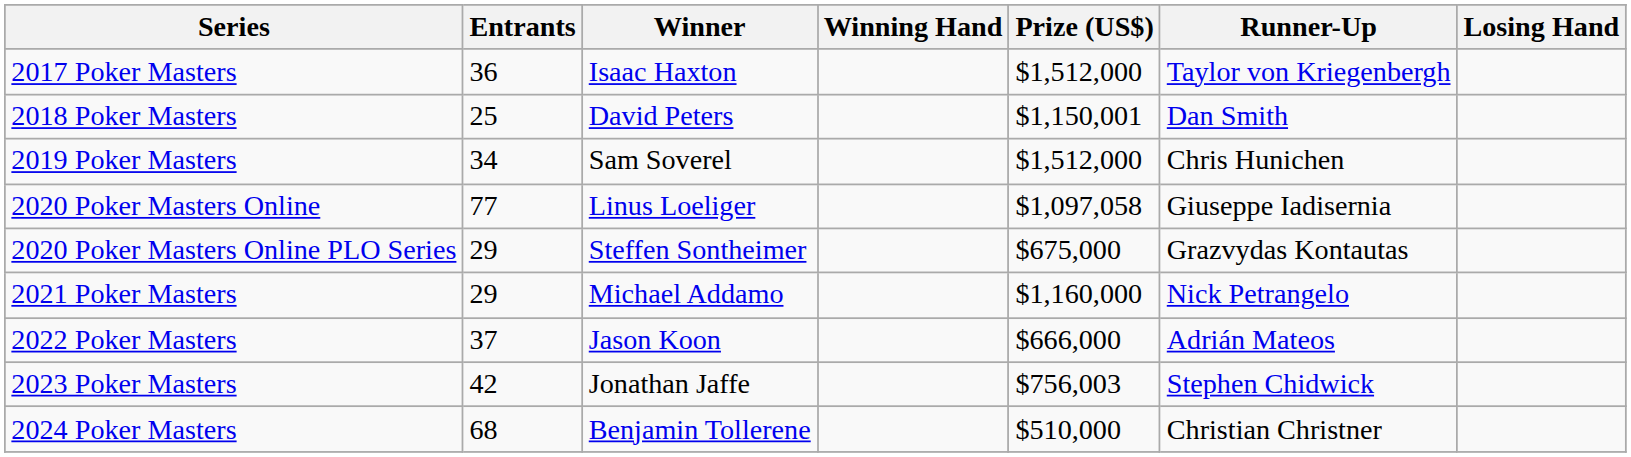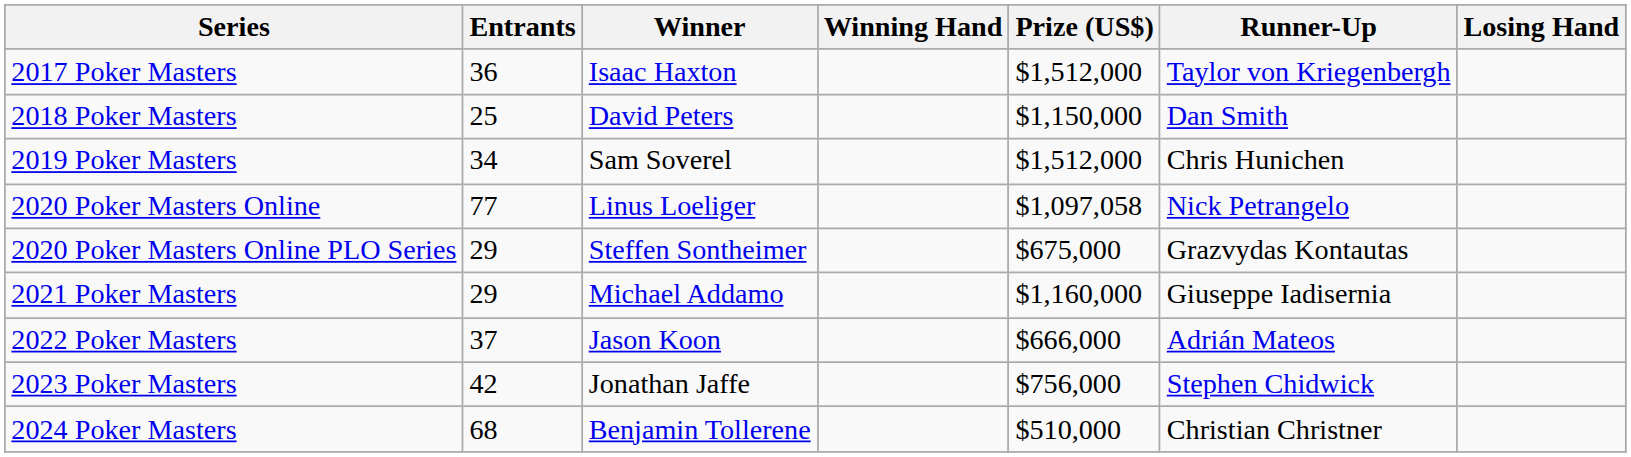(1079, 116) $1,150,001 -> (1079, 116) $1,150,000
(1279, 205) Giuseppe Iadisernia -> (1258, 205) Nick Petrangelo
(1258, 294) Nick Petrangelo -> (1279, 294) Giuseppe Iadisernia
(1068, 384) $756,003 -> (1068, 384) $756,000
